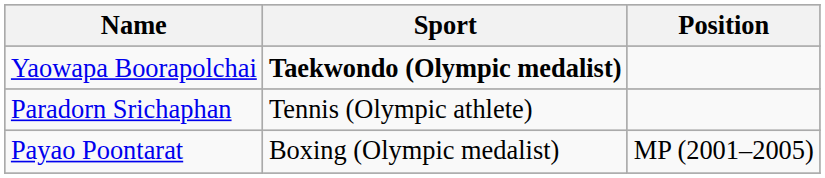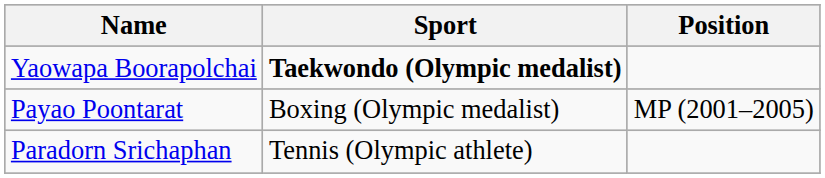rows swapped: (97, 151) <-> (121, 109)
